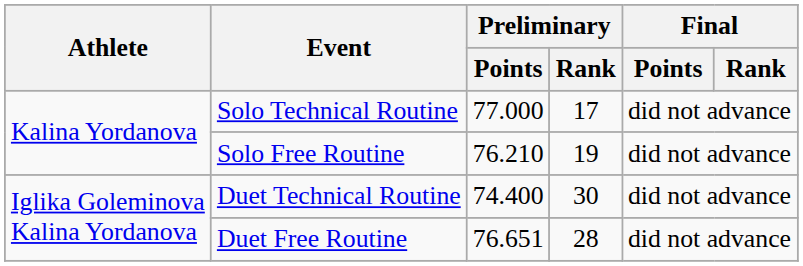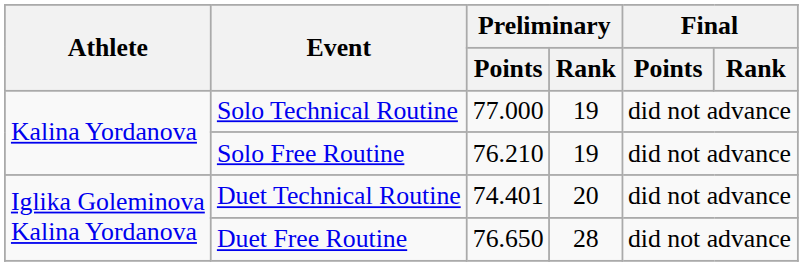(586, 111) 17 -> (586, 111) 19
(508, 196) 74.400 -> (508, 196) 74.401
(586, 196) 30 -> (586, 196) 20
(508, 238) 76.651 -> (508, 238) 76.650
